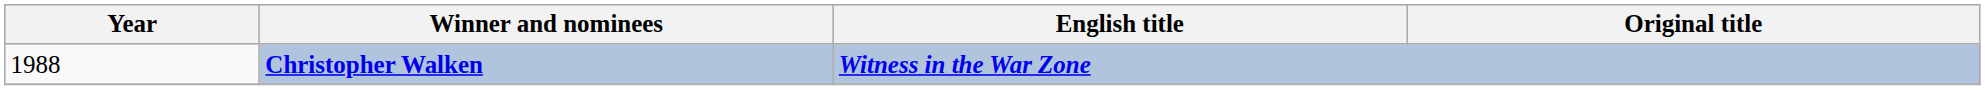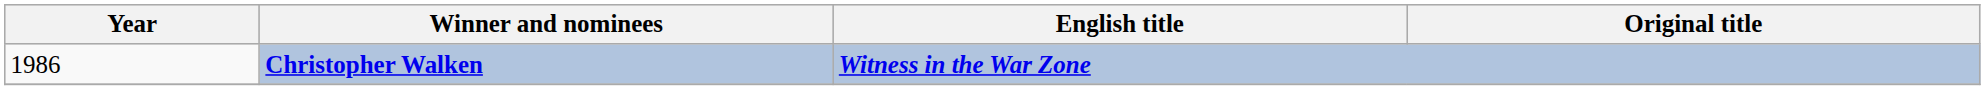(35, 63) 1988 -> (35, 63) 1986
